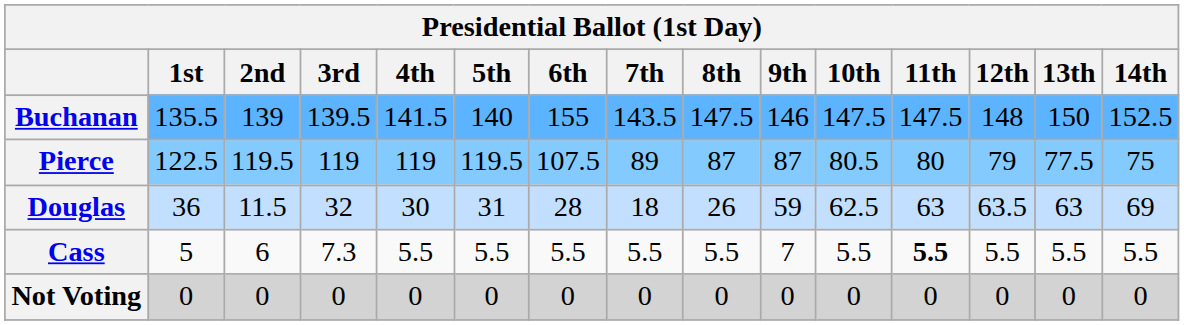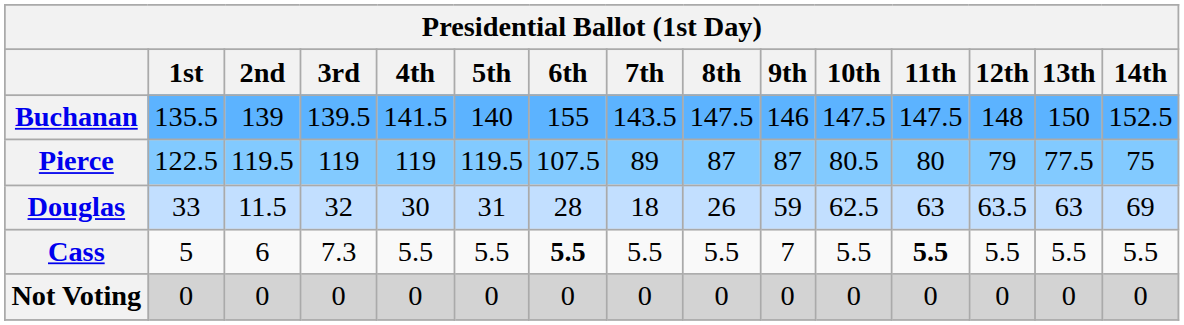(186, 206) 36 -> (186, 206) 33
(568, 251) normal -> (568, 251) bold
